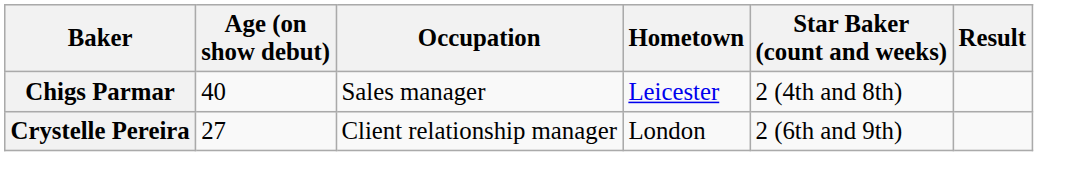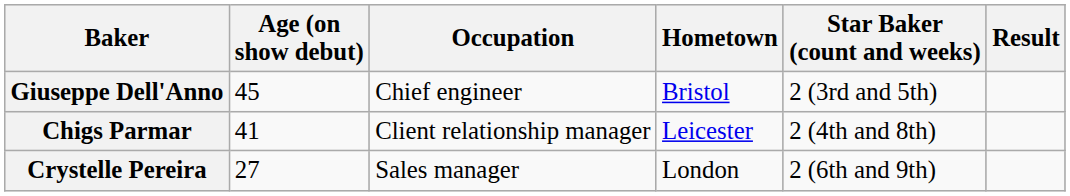+ row: (117, 91)
(214, 91) 40 -> (247, 130) 41
(413, 91) Sales manager -> (513, 130) Client relationship manager
(479, 130) Client relationship manager -> (447, 170) Sales manager
